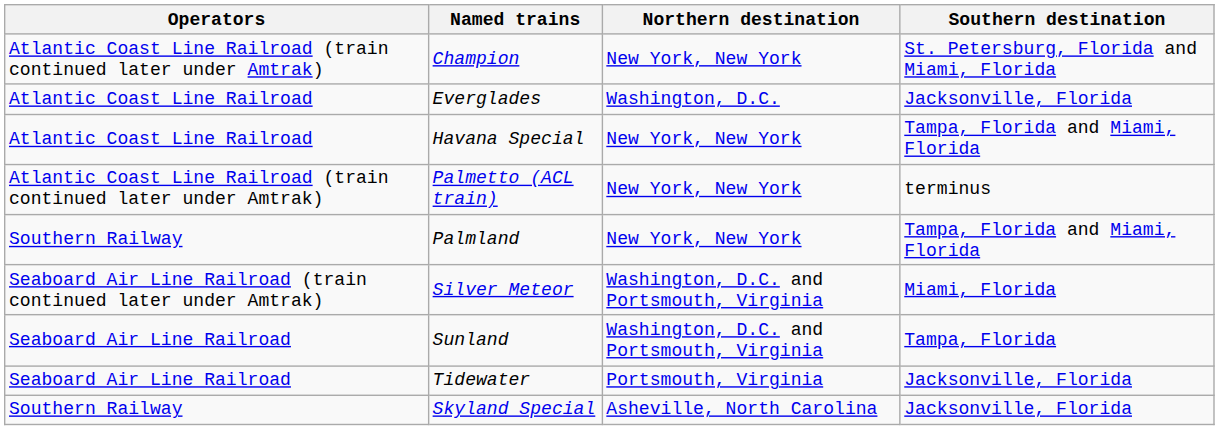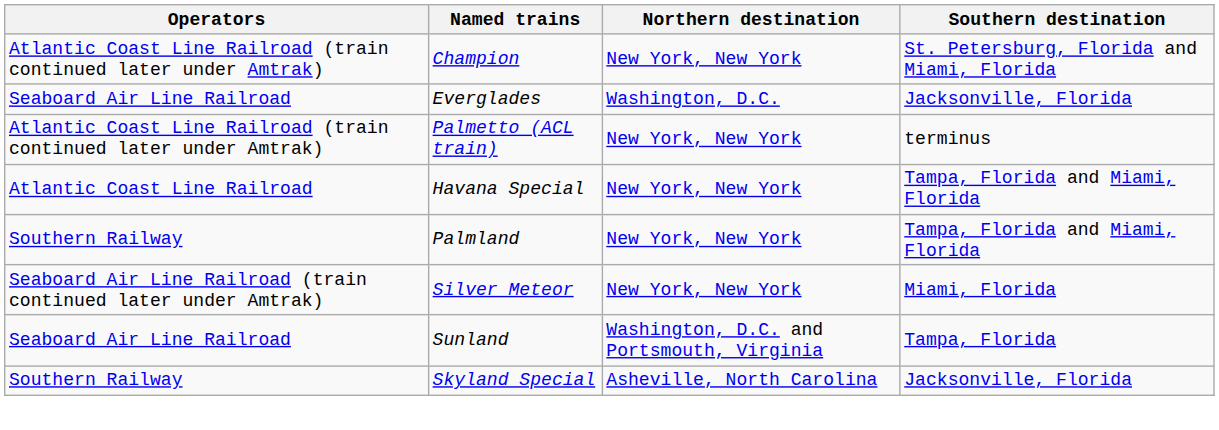(161, 99) Atlantic Coast Line Railroad -> (150, 99) Seaboard Air Line Railroad
rows swapped: (509, 139) <-> (503, 189)
(715, 290) Washington, D.C. and Portsmouth, Virginia -> (704, 290) New York, New York
- row: (481, 380)
